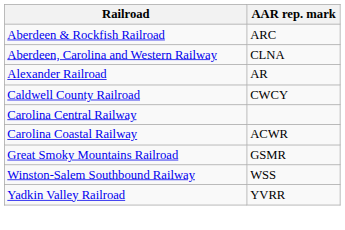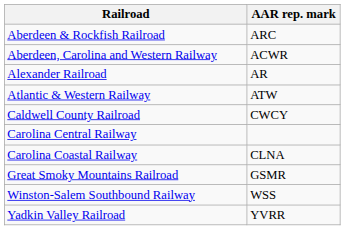(267, 54) CLNA -> (269, 54) ACWR
+ row: (79, 94)
(269, 134) ACWR -> (267, 154) CLNA
